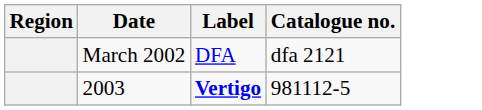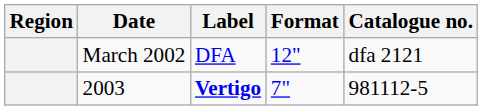+ column: (305, 21)
